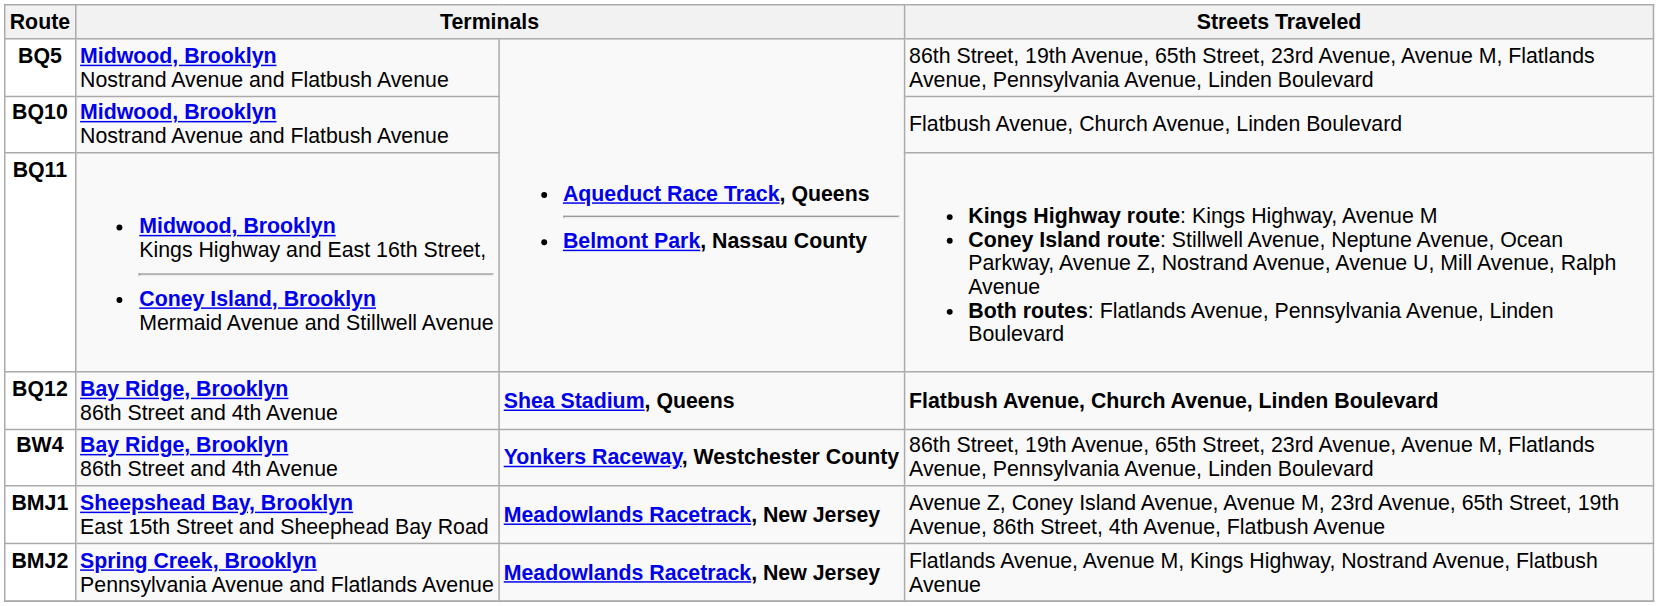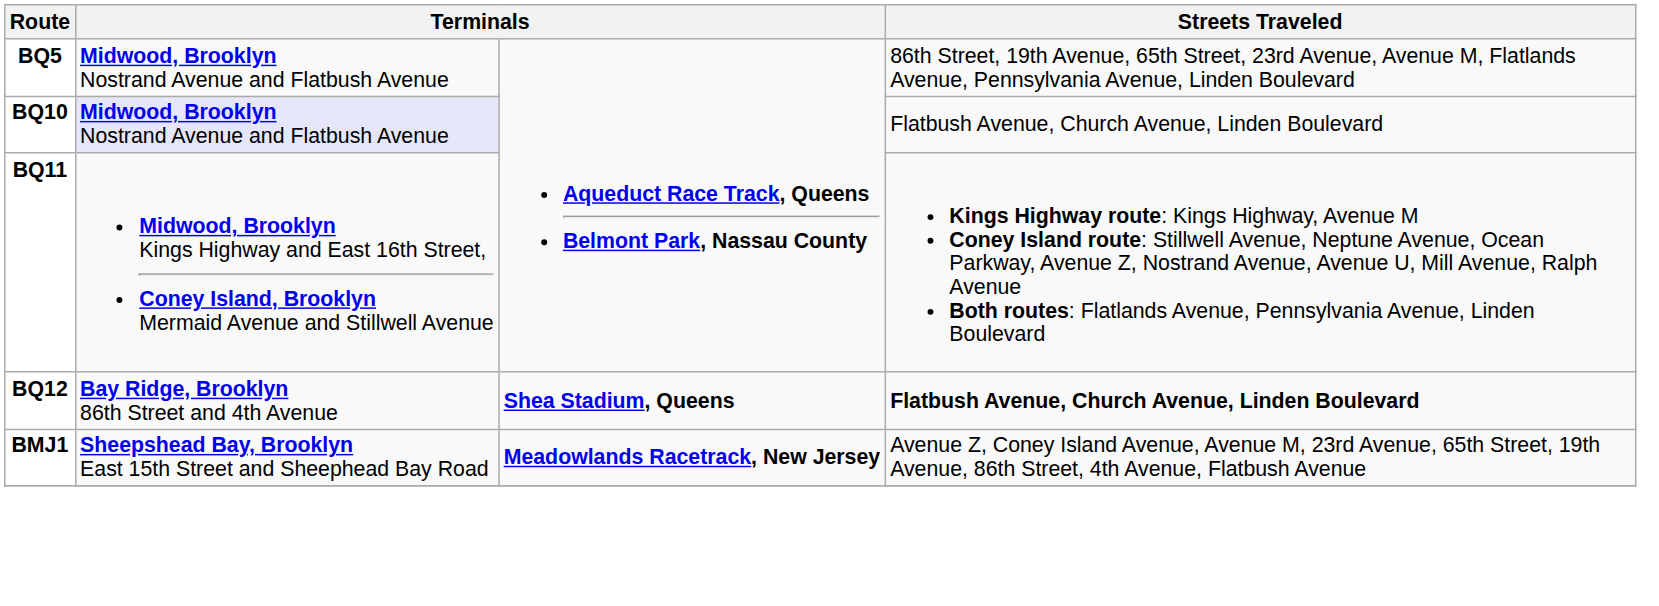(264, 125) no background -> (264, 125) lavender background
- row: (40, 446)
- row: (40, 561)
